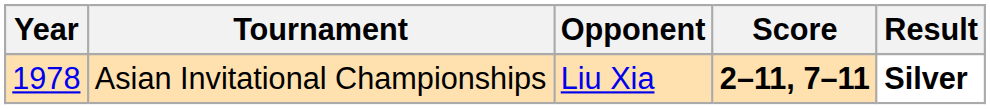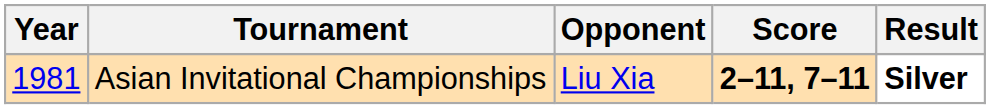(46, 78) 1978 -> (46, 78) 1981
